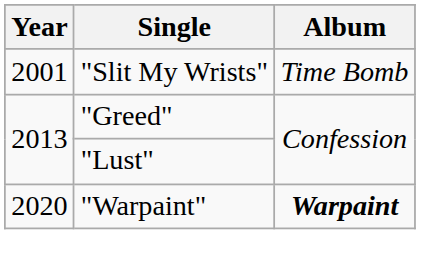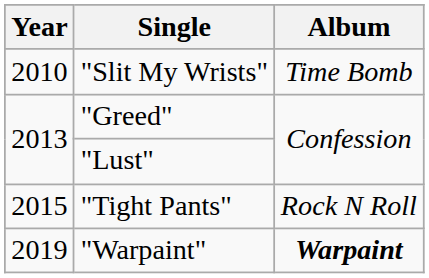(40, 71) 2001 -> (40, 71) 2010
+ row: (156, 205)
(40, 205) 2020 -> (40, 250) 2019
